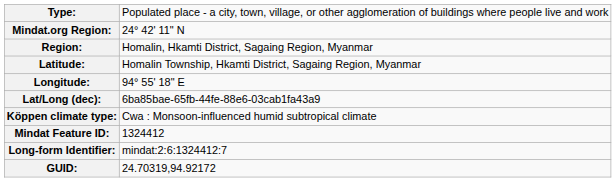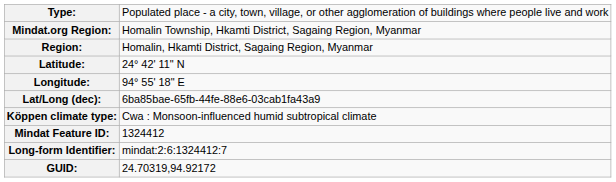(153, 30) 24° 42' 11" N -> (271, 30) Homalin Township, Hkamti District, Sagaing Region, Myanmar
(271, 64) Homalin Township, Hkamti District, Sagaing Region, Myanmar -> (153, 64) 24° 42' 11" N
